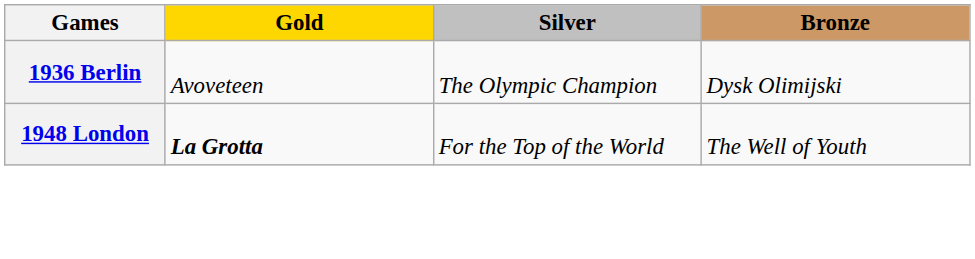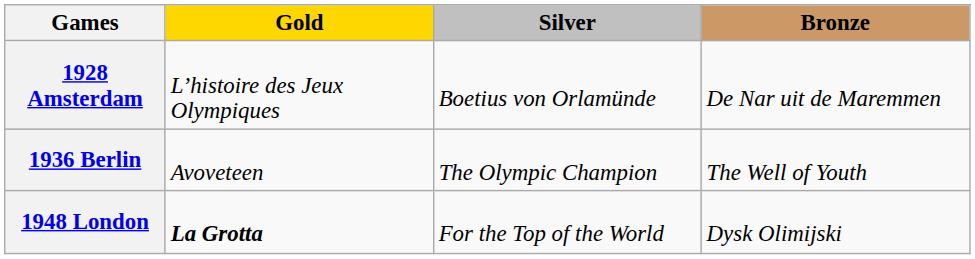+ row: (85, 84)
(774, 84) Dysk Olimijski -> (787, 172) The Well of Youth
(787, 146) The Well of Youth -> (774, 234) Dysk Olimijski
